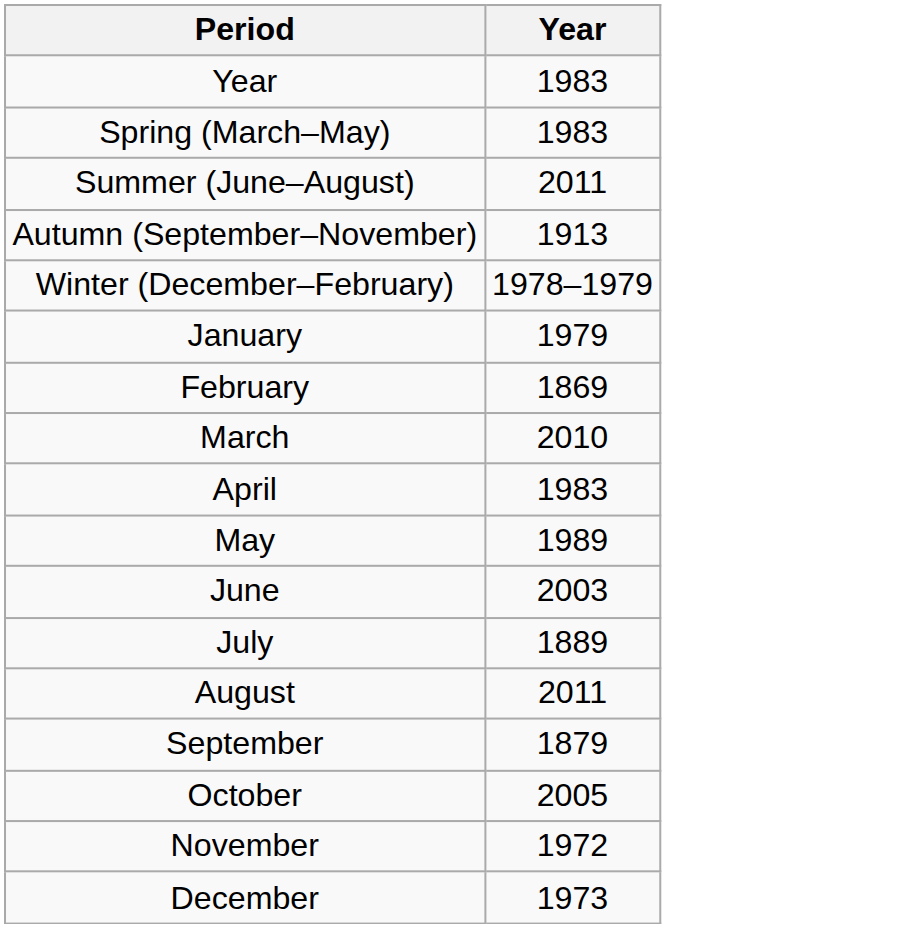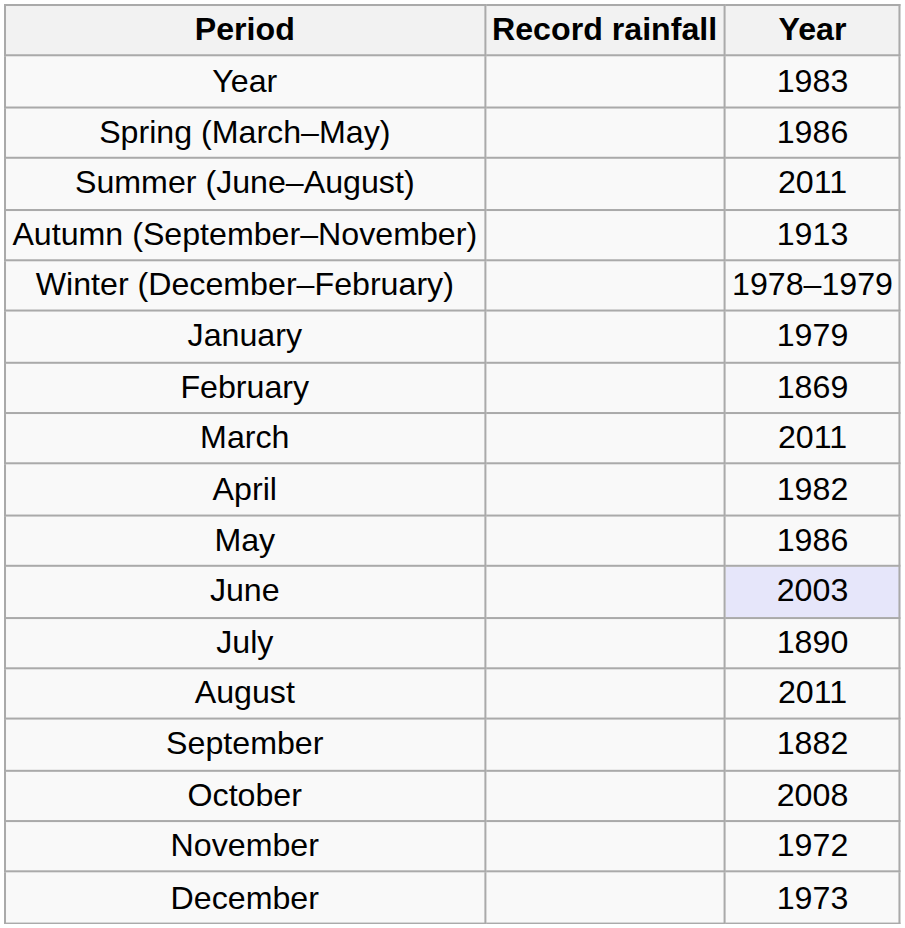+ column: (605, 30)
(572, 132) 1983 -> (812, 132) 1986
(572, 438) 2010 -> (812, 438) 2011
(572, 489) 1983 -> (812, 489) 1982
(572, 540) 1989 -> (812, 540) 1986
(572, 591) no background -> (812, 591) lavender background
(572, 642) 1889 -> (812, 642) 1890
(572, 744) 1879 -> (812, 744) 1882
(572, 795) 2005 -> (812, 795) 2008
